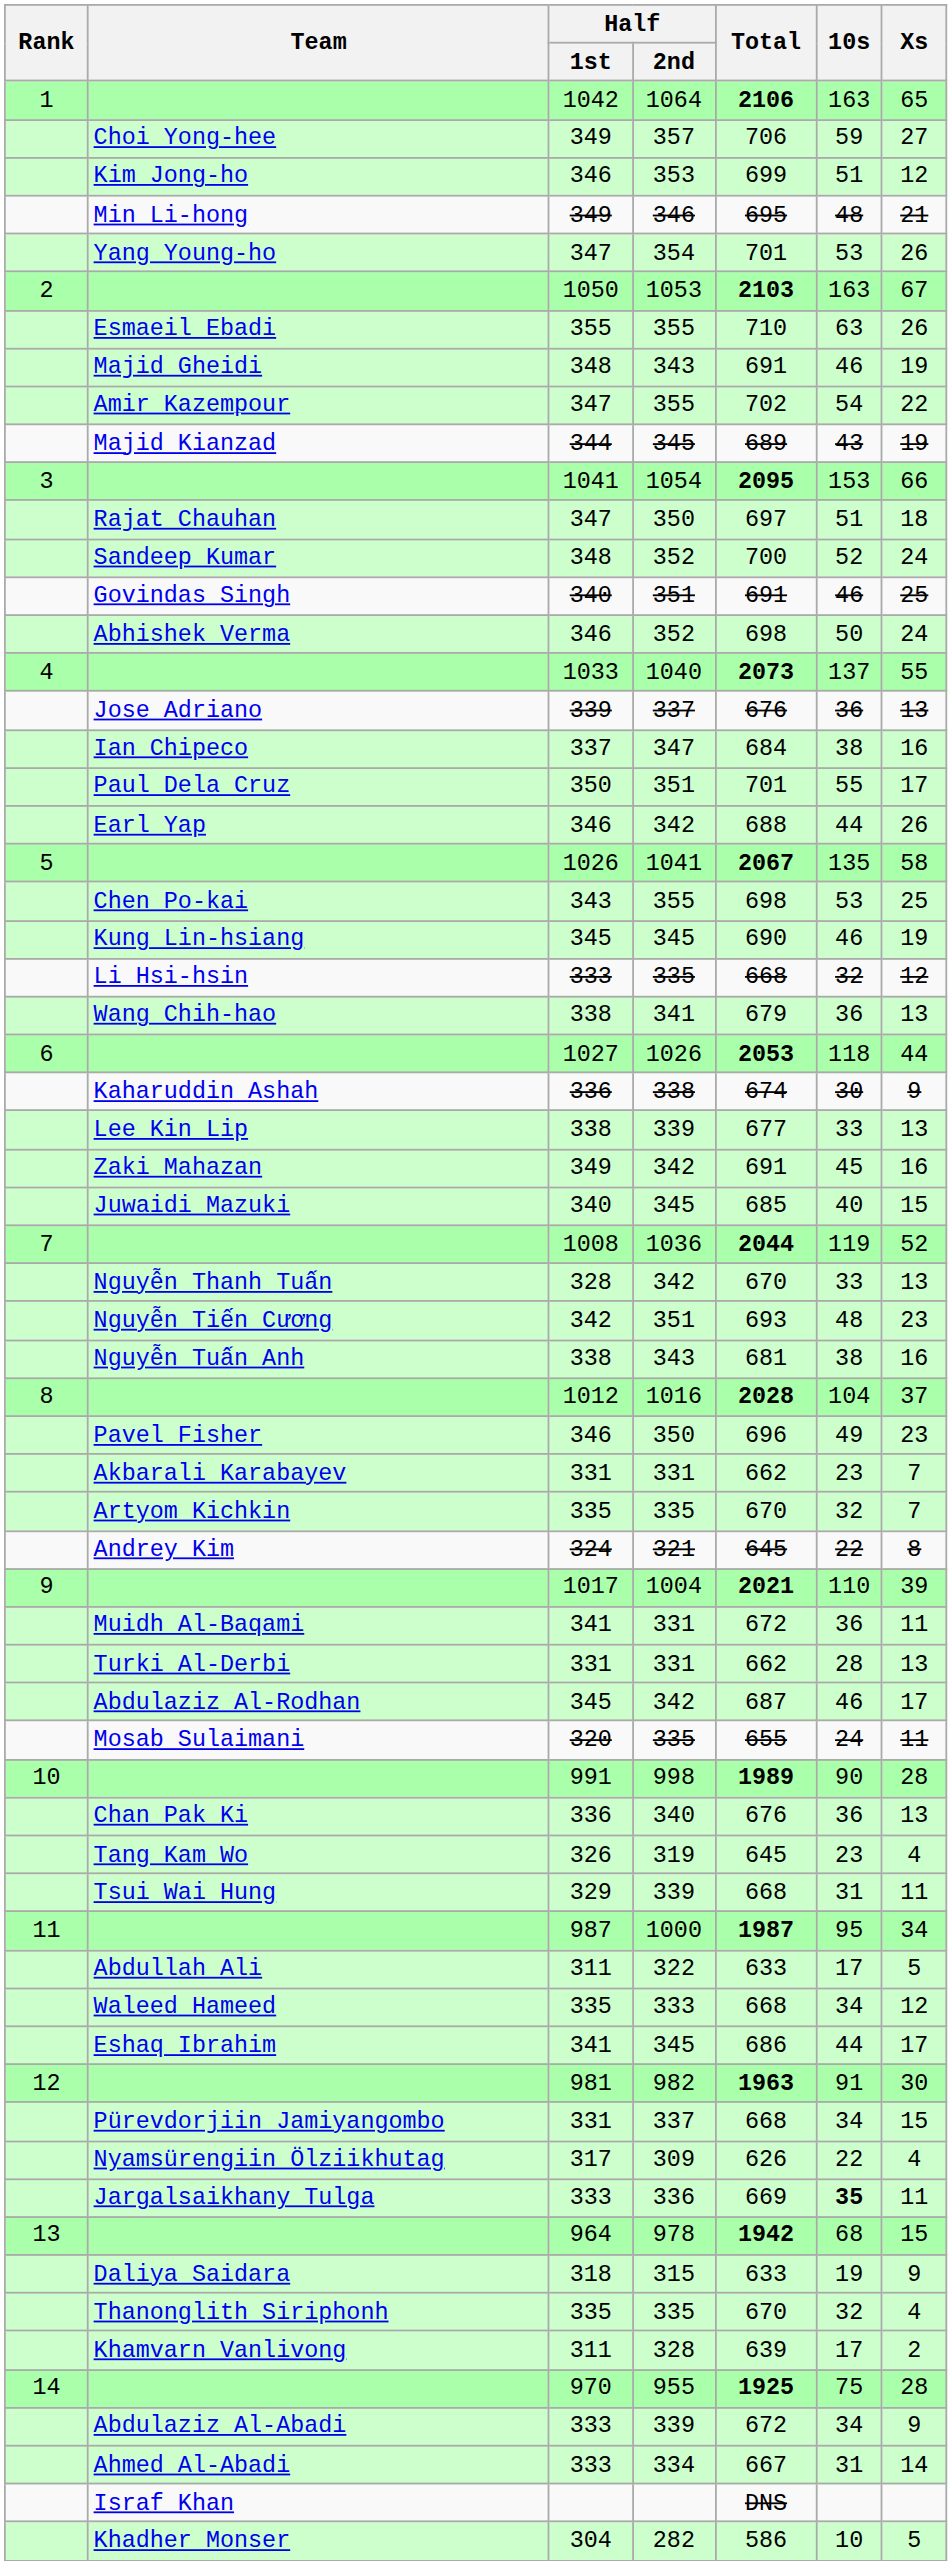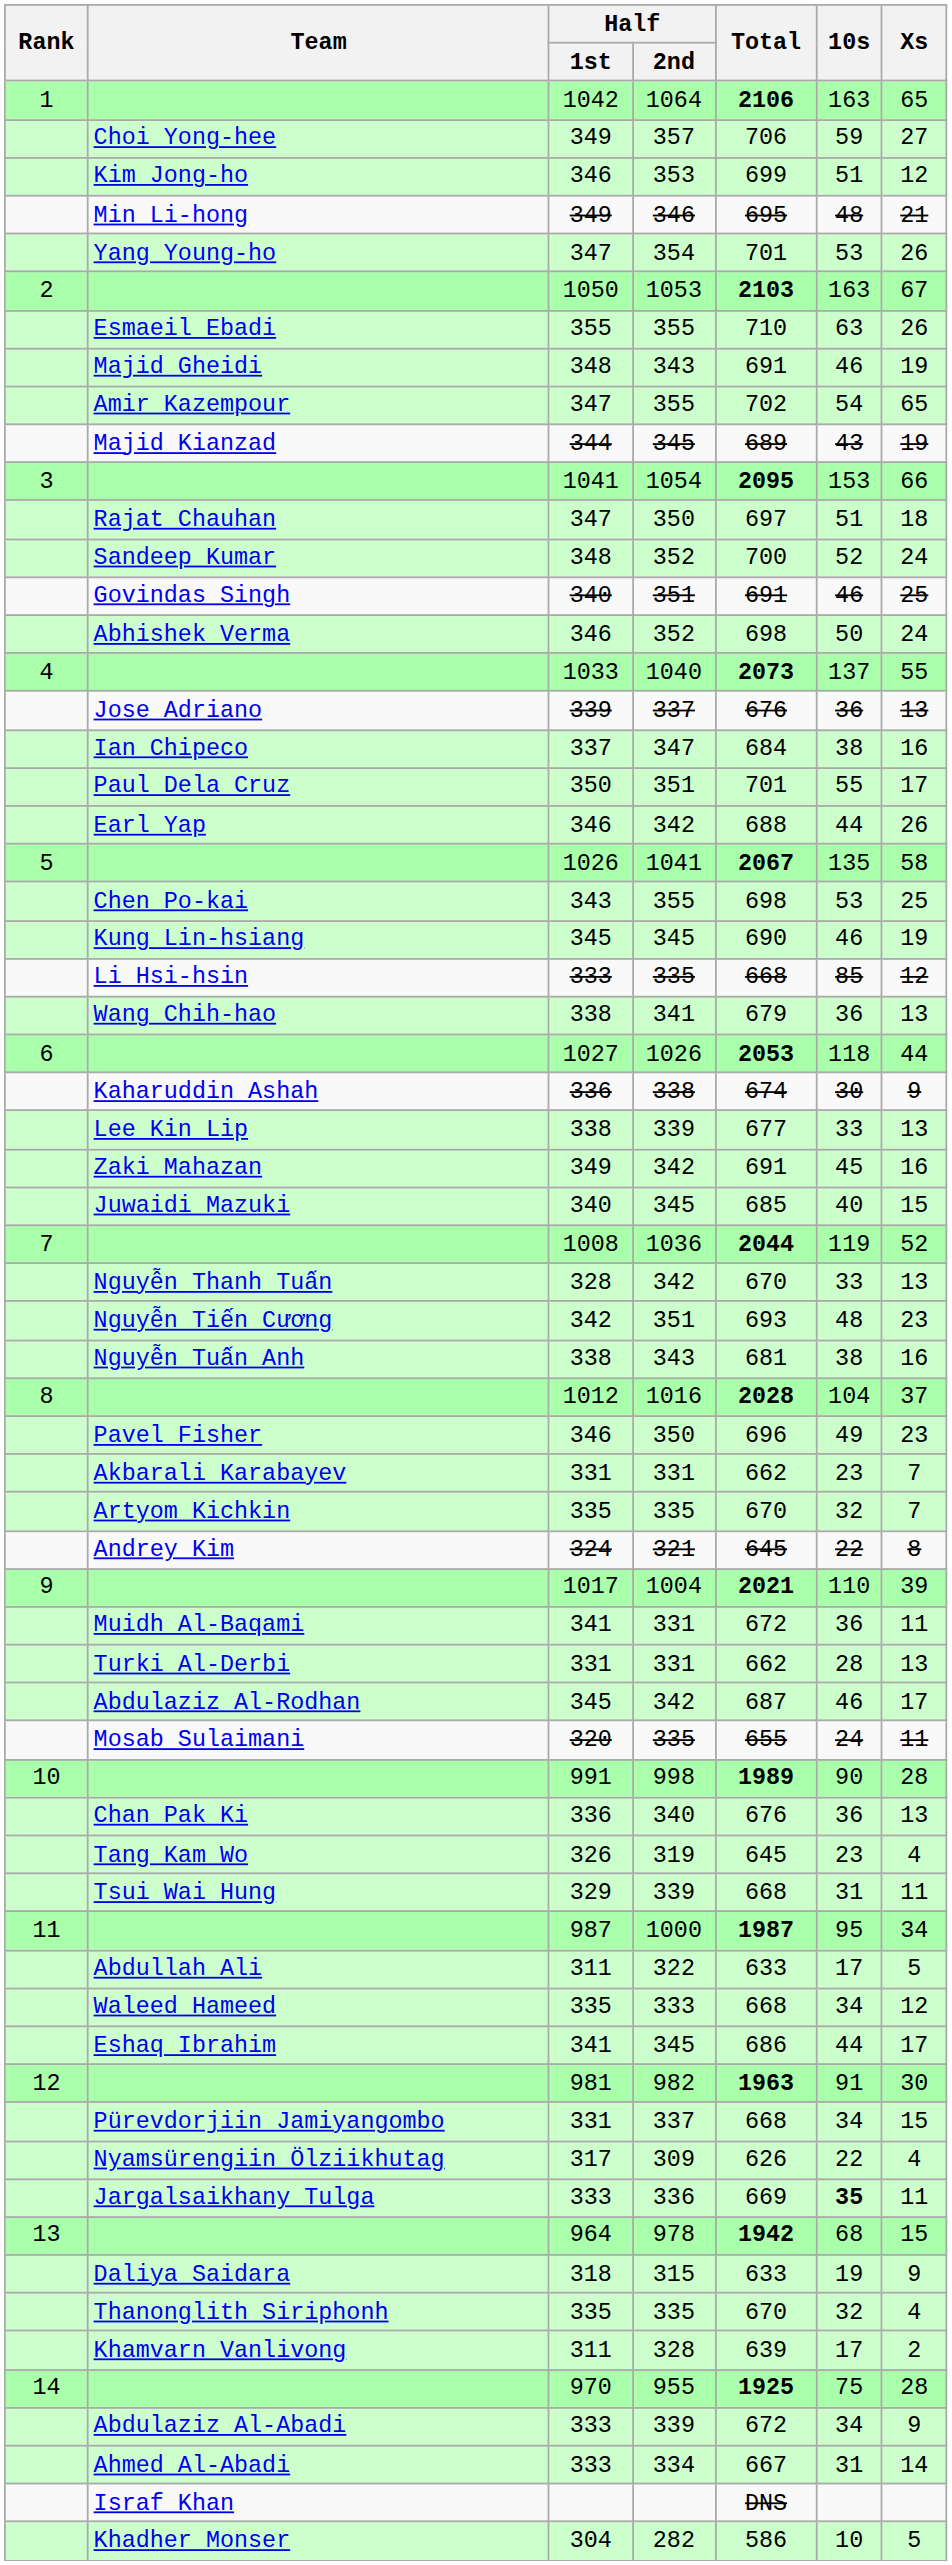(914, 405) 22 -> (914, 405) 65
(849, 977) 32 -> (849, 977) 85
